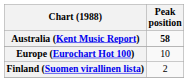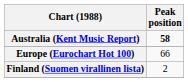(165, 54) 10 -> (165, 54) 66
